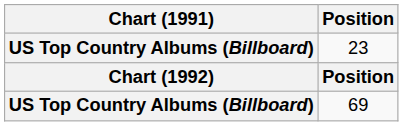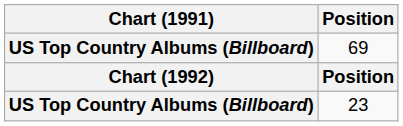rows swapped: (358, 47) <-> (358, 105)
